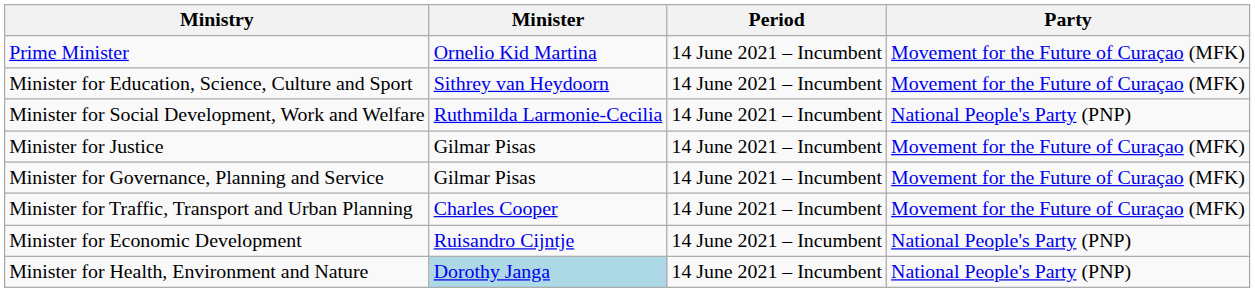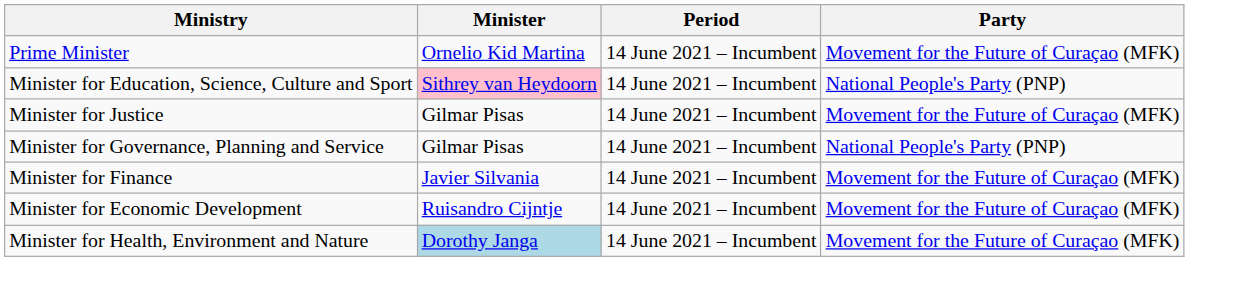(521, 83) no background -> (509, 83) pink background
(1068, 83) Movement for the Future of Curaçao (MFK) -> (946, 83) National People's Party (PNP)
- row: (217, 114)
(1068, 177) Movement for the Future of Curaçao (MFK) -> (946, 146) National People's Party (PNP)
+ row: (91, 177)
- row: (211, 209)
(1011, 240) National People's Party (PNP) -> (1003, 209) Movement for the Future of Curaçao (MFK)
(1011, 271) National People's Party (PNP) -> (1003, 240) Movement for the Future of Curaçao (MFK)
